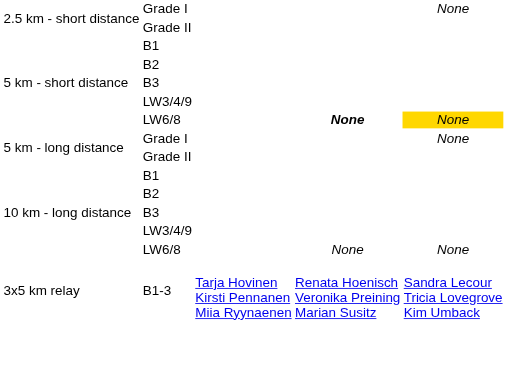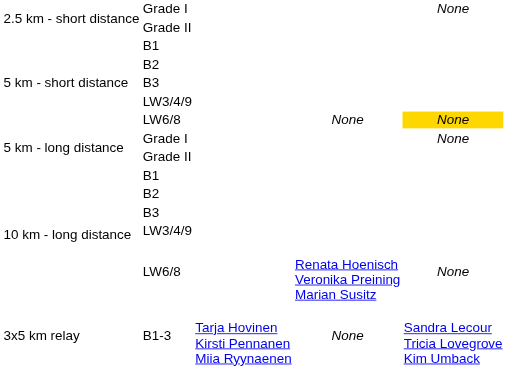(348, 120) bold -> (348, 120) normal
(348, 249) None -> (348, 279) Renata Hoenisch Veronika Preining Marian Susitz
(348, 298) Renata Hoenisch Veronika Preining Marian Susitz -> (348, 335) None
